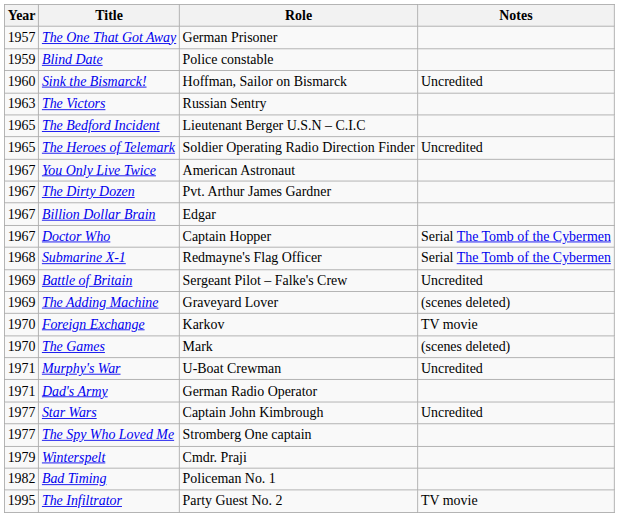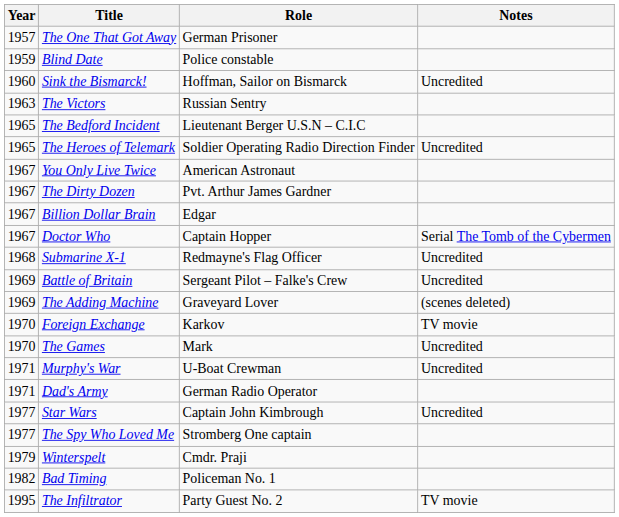(516, 258) Serial The Tomb of the Cybermen -> (452, 258) Uncredited
(466, 346) (scenes deleted) -> (452, 346) Uncredited
